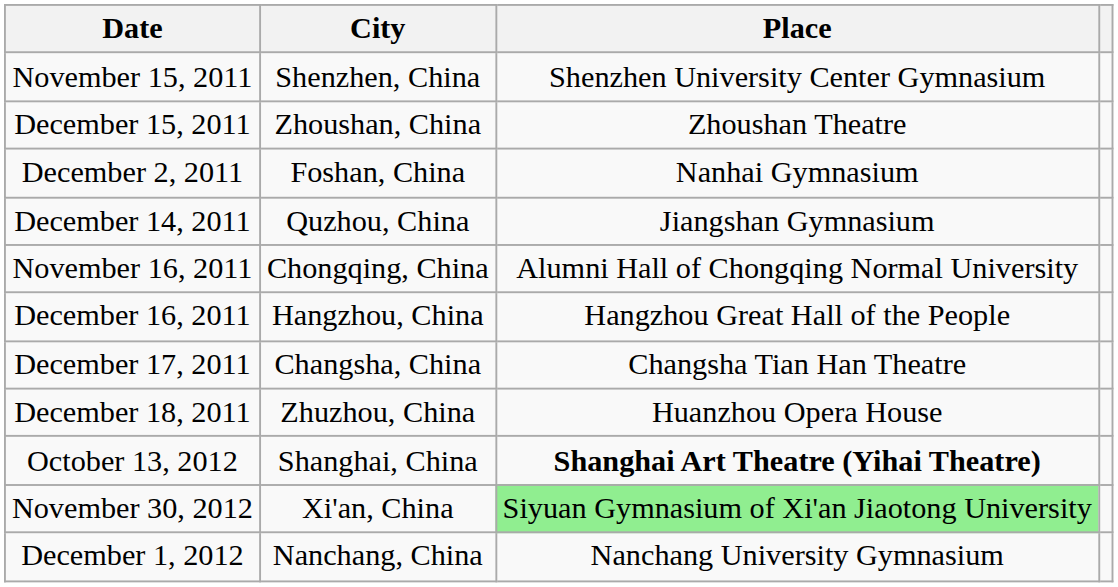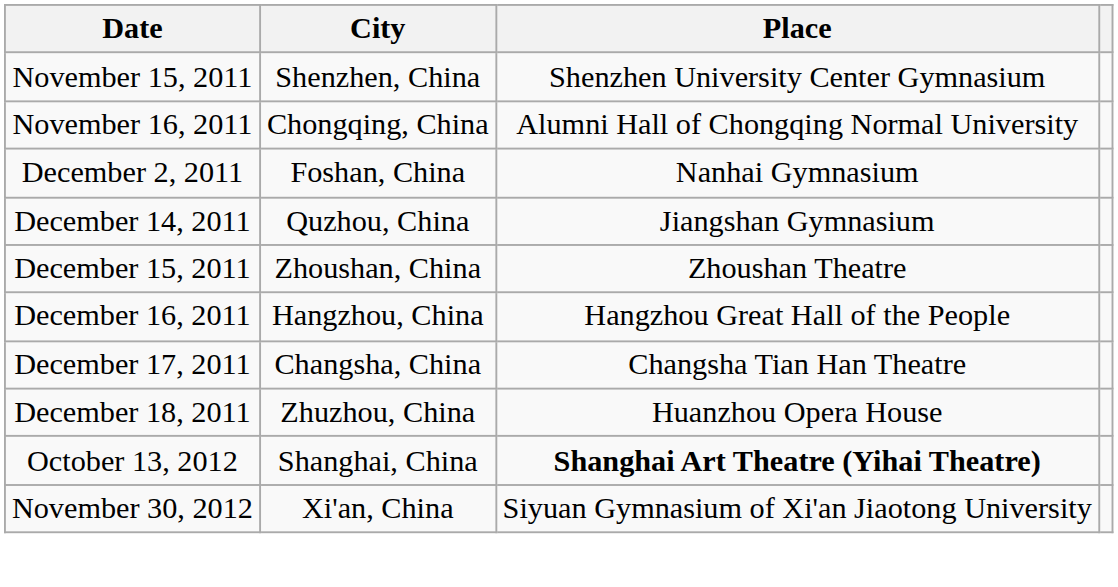rows swapped: (132, 268) <-> (132, 124)
(797, 508) lightgreen background -> (797, 508) no background
- row: (132, 556)
